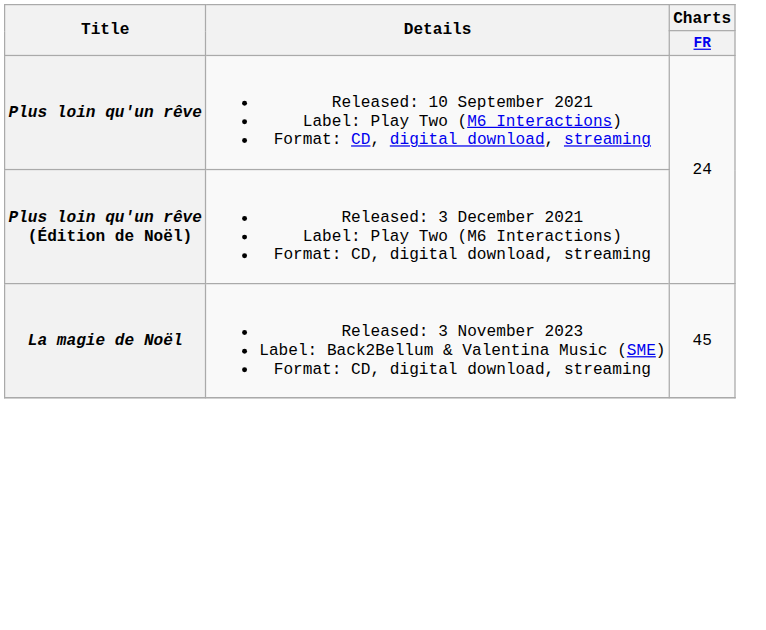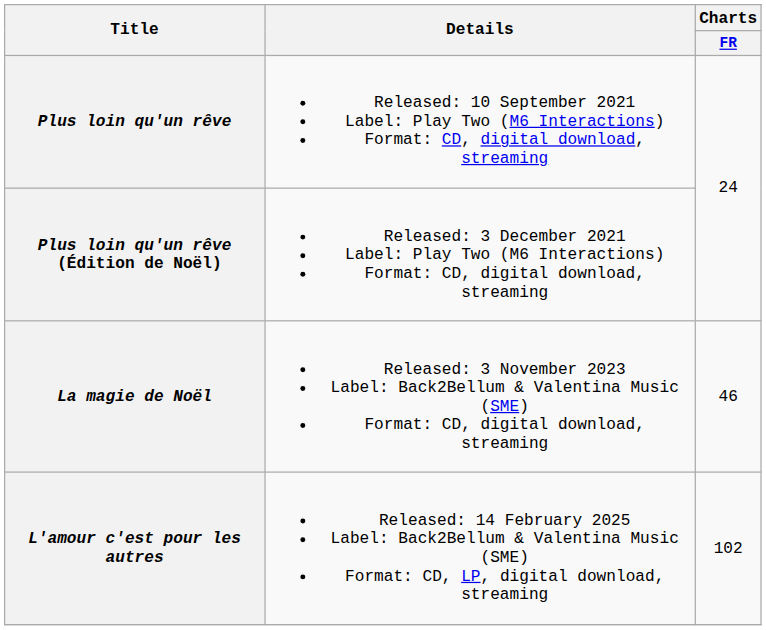(702, 341) 45 -> (728, 397) 46
+ row: (135, 548)
